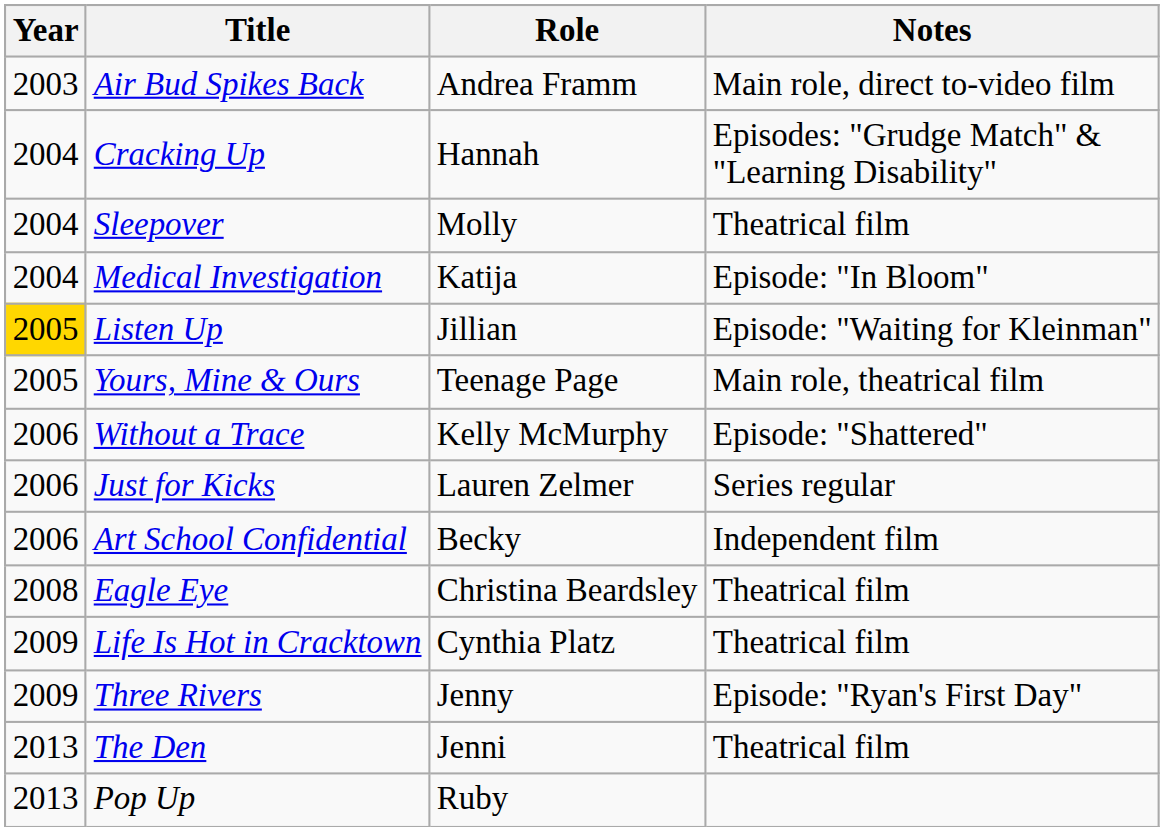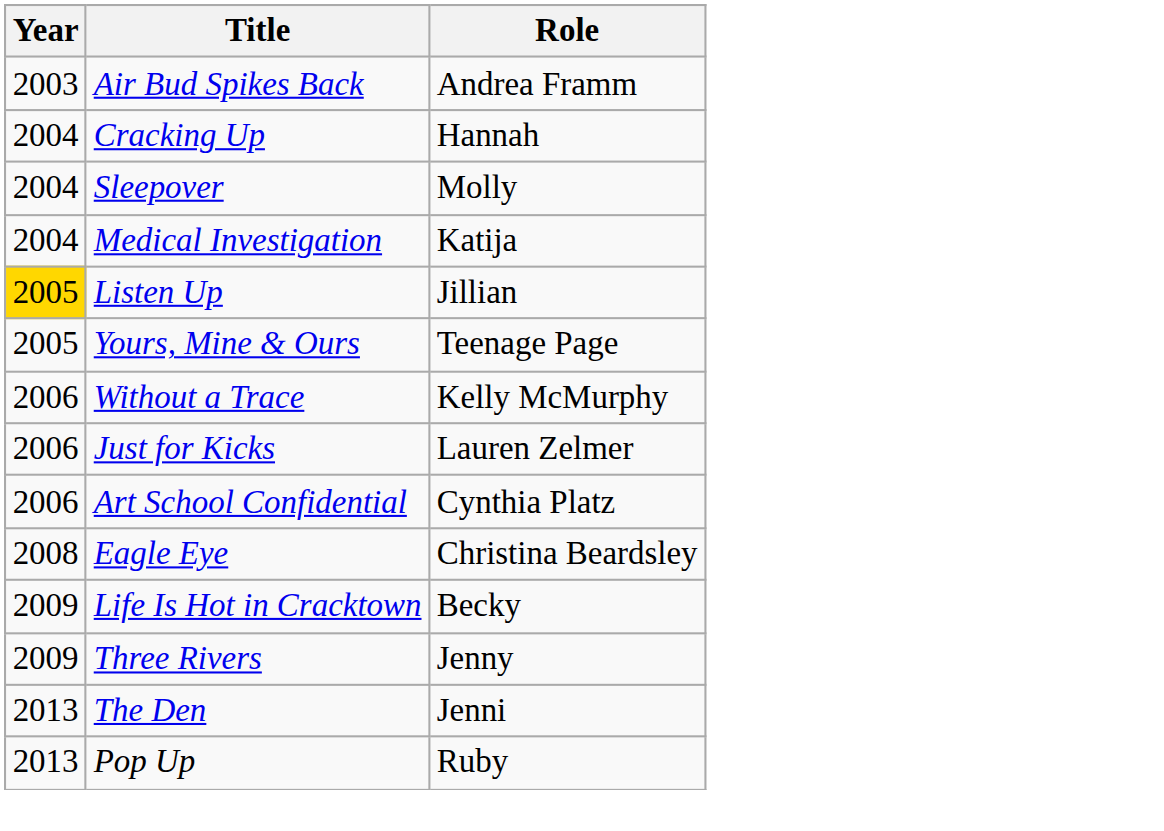- column: (932, 30)
(479, 538) Becky -> (526, 501) Cynthia Platz
(526, 642) Cynthia Platz -> (479, 605) Becky
